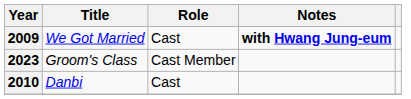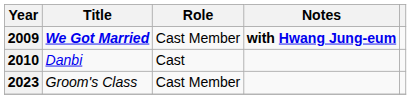(95, 37) normal -> (97, 37) bold
(166, 37) Cast -> (198, 37) Cast Member
rows swapped: (23, 82) <-> (23, 60)
